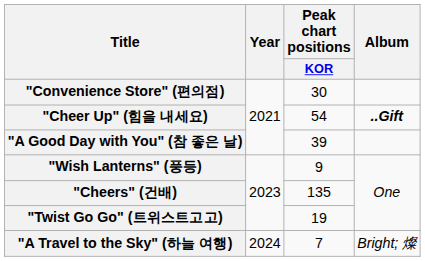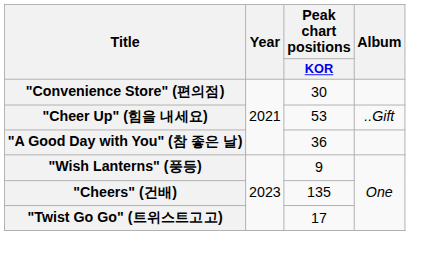(319, 117) 54 -> (319, 117) 53
(387, 117) bold -> (379, 117) normal
(319, 142) 39 -> (319, 142) 36
(319, 218) 19 -> (319, 218) 17
- row: (125, 243)
